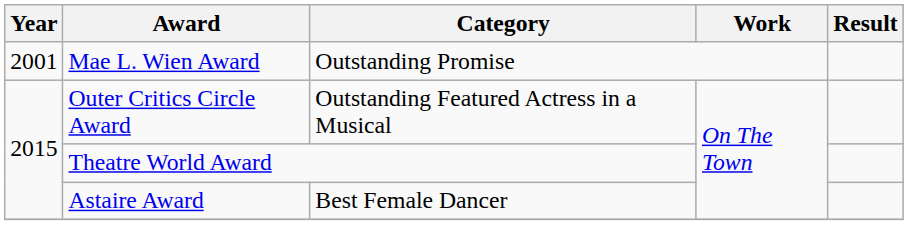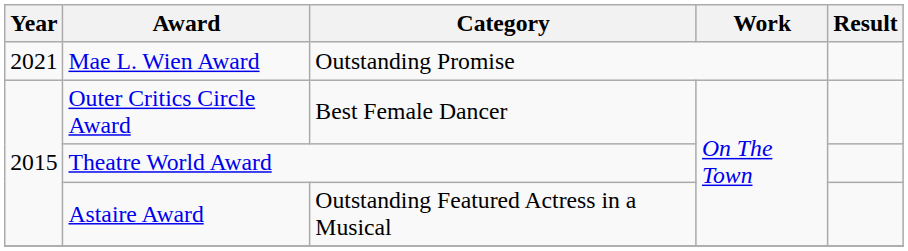(34, 60) 2001 -> (34, 60) 2021
(476, 111) Outstanding Featured Actress in a Musical -> (411, 111) Best Female Dancer
(411, 200) Best Female Dancer -> (476, 213) Outstanding Featured Actress in a Musical
